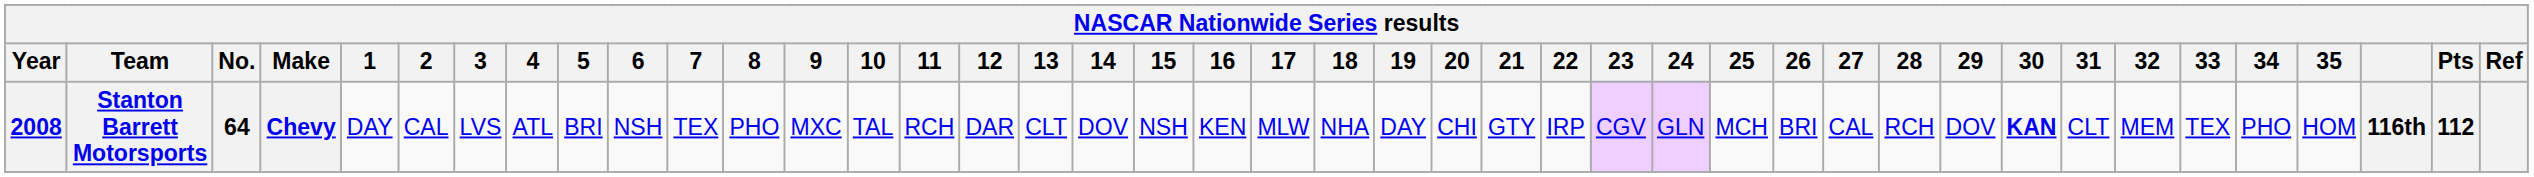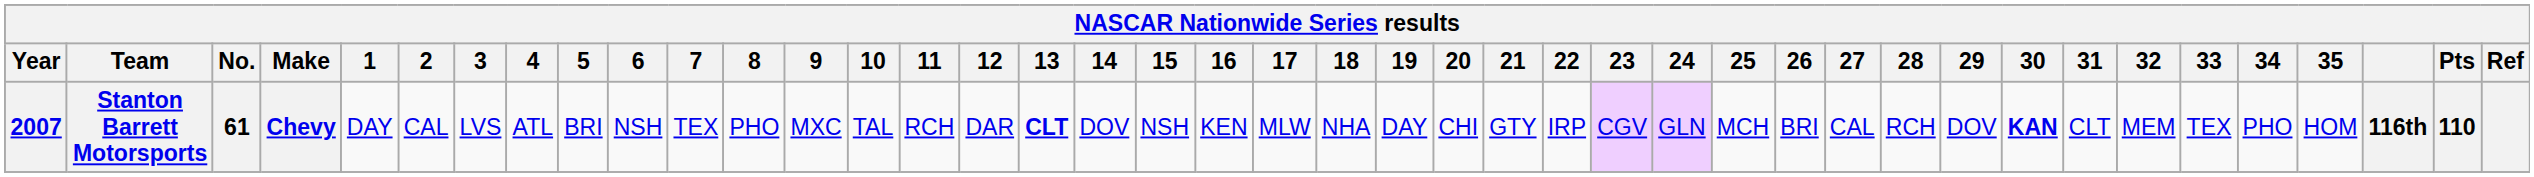(36, 127) 2008 -> (36, 127) 2007
(237, 127) 64 -> (237, 127) 61
(1046, 127) normal -> (1047, 127) bold
(2456, 127) 112 -> (2457, 127) 110
